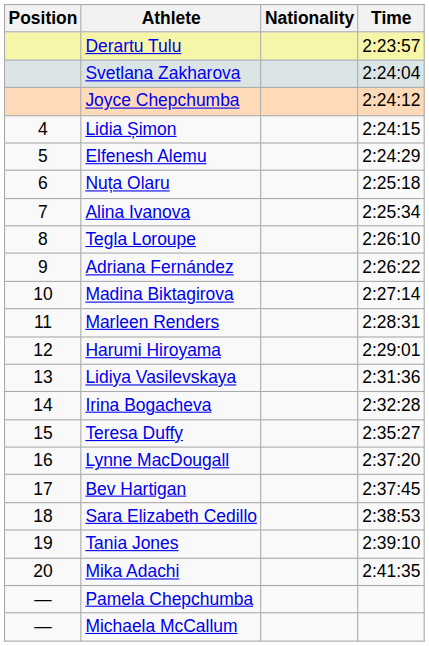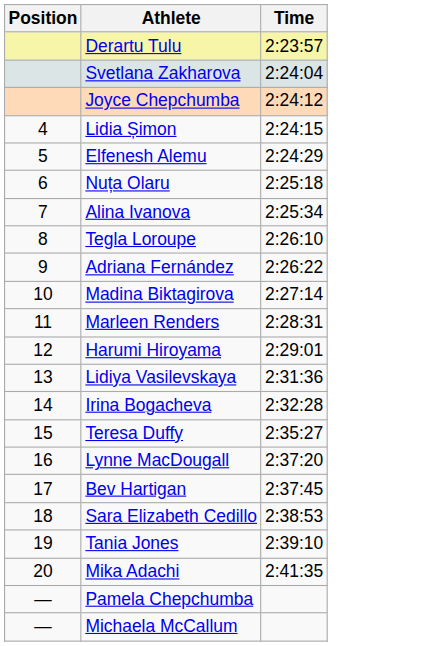- column: (310, 18)
